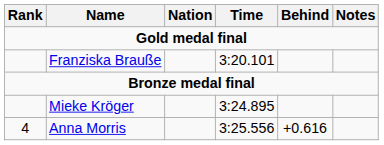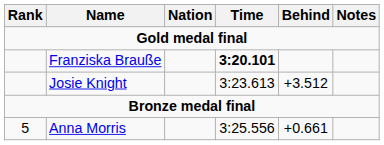(247, 60) normal -> (247, 60) bold
+ row: (88, 83)
- row: (91, 106)
(25, 128) 4 -> (25, 128) 5
(305, 128) +0.616 -> (306, 128) +0.661
